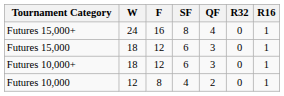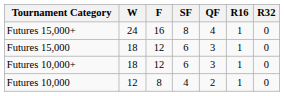columns swapped: (266, 13) <-> (240, 13)
